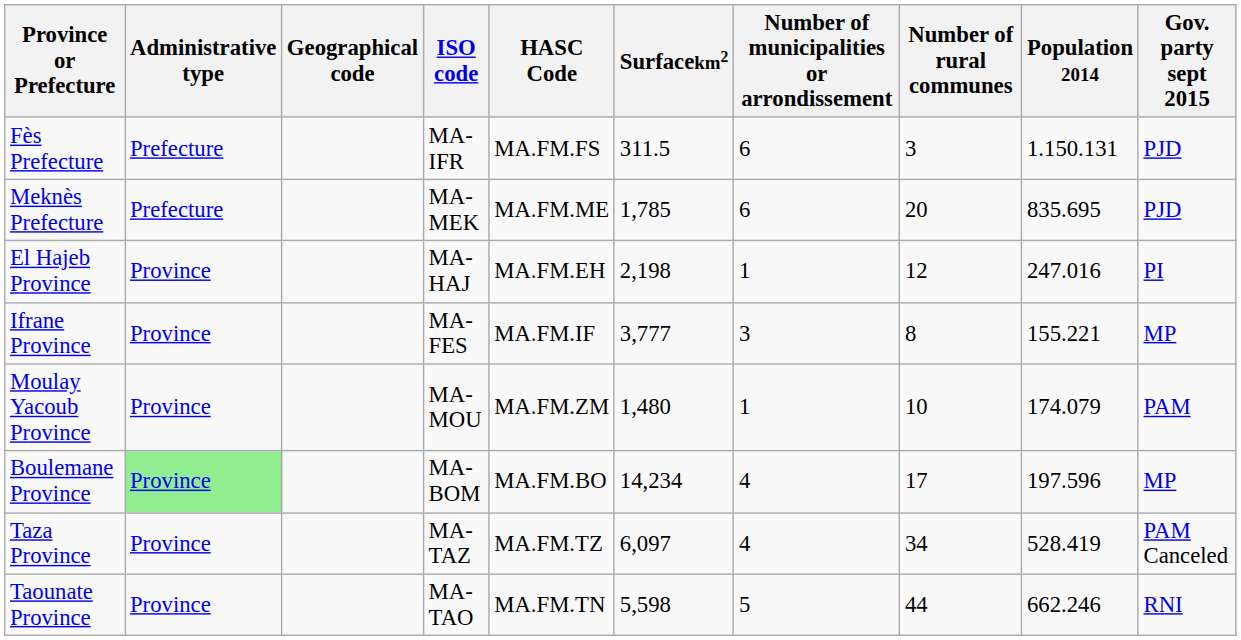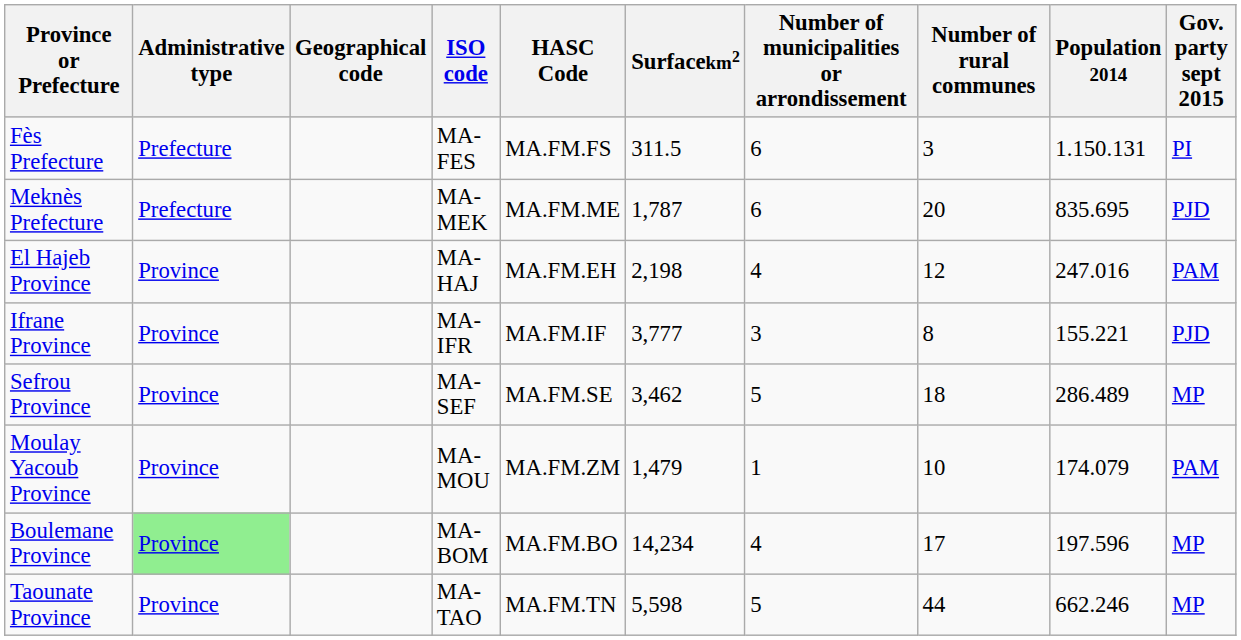(451, 148) MA-IFR -> (459, 148) MA-FES
(1162, 148) PJD -> (1182, 148) PI
(645, 209) 1,785 -> (657, 209) 1,787
(745, 271) 1 -> (756, 271) 4
(1154, 271) PI -> (1195, 271) PAM
(451, 332) MA-FES -> (459, 332) MA-IFR
(1160, 332) MP -> (1191, 332) PJD
+ row: (50, 394)
(645, 407) 1,480 -> (657, 468) 1,479
- row: (50, 543)
(1163, 604) RNI -> (1188, 604) MP
